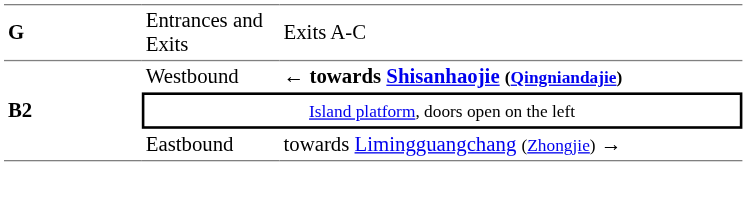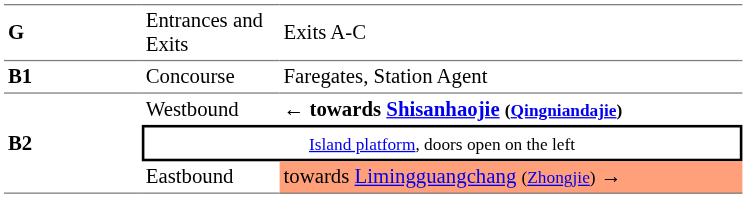+ row: (190, 76)
(453, 144) no background -> (453, 176) lightsalmon background
